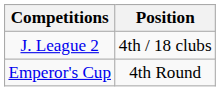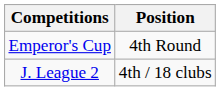rows swapped: (60, 45) <-> (60, 72)
